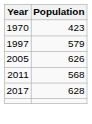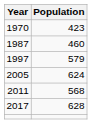+ row: (18, 43)
(76, 59) 626 -> (76, 75) 624
